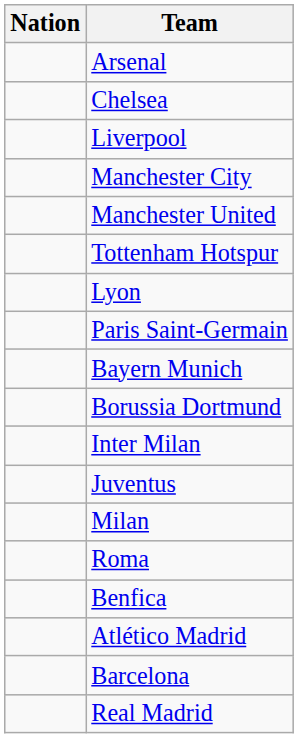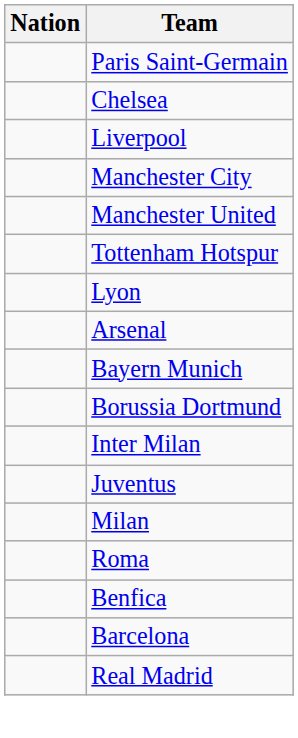rows swapped: (129, 61) <-> (190, 330)
- row: (169, 636)
